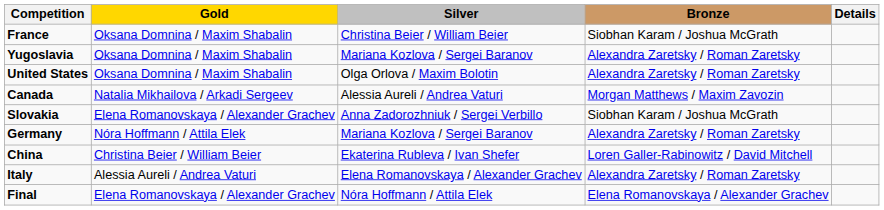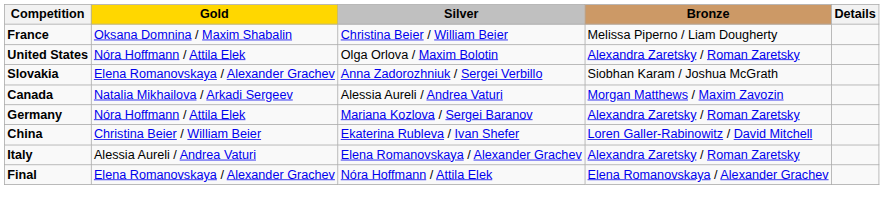(683, 34) Siobhan Karam / Joshua McGrath -> (682, 34) Melissa Piperno / Liam Dougherty
- row: (40, 54)
(193, 74) Oksana Domnina / Maxim Shabalin -> (170, 54) Nóra Hoffmann / Attila Elek
rows swapped: (30, 94) <-> (33, 114)
